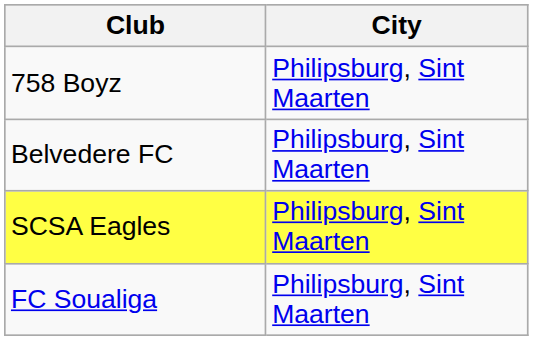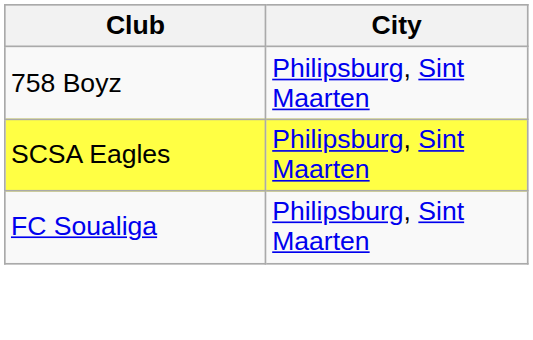- row: (92, 154)
